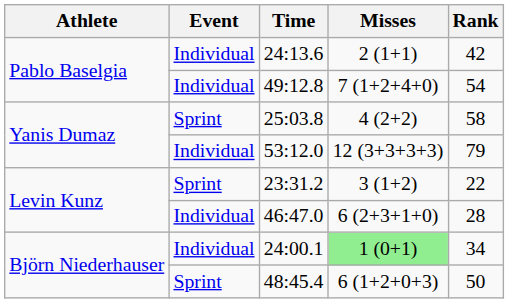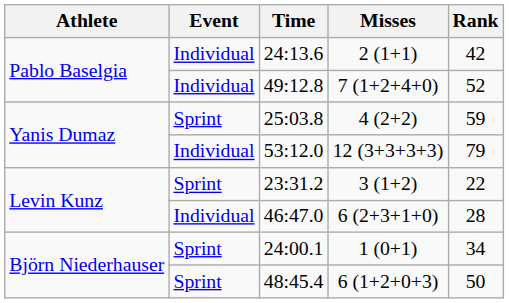(476, 86) 54 -> (476, 86) 52
(476, 118) 58 -> (476, 118) 59
(214, 248) Individual -> (198, 248) Sprint
(388, 248) lightgreen background -> (388, 248) no background
